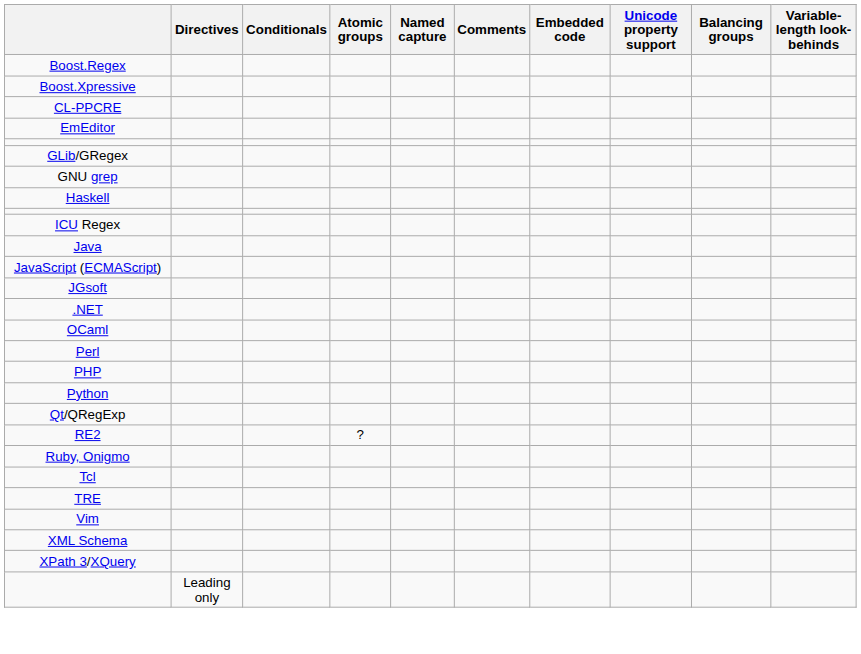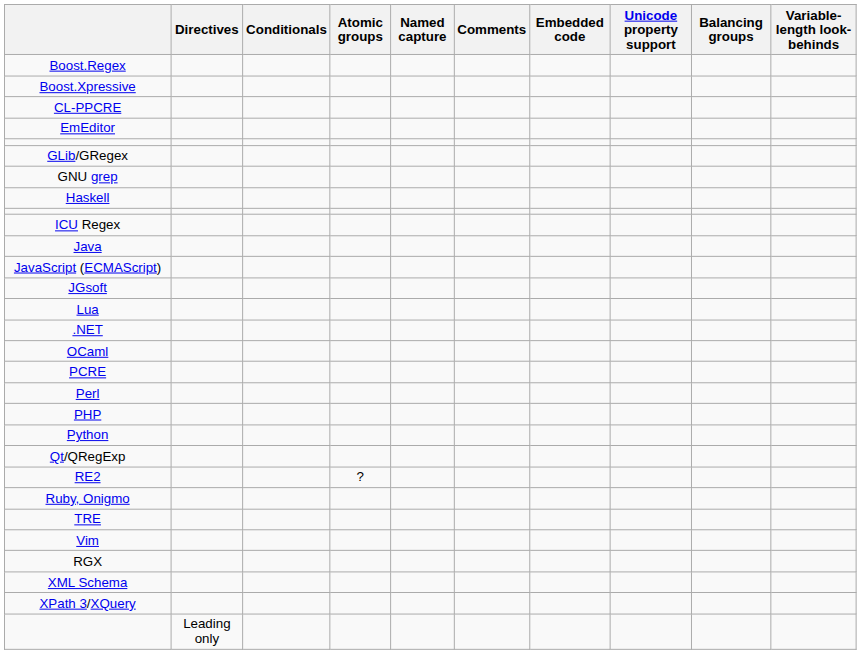+ row: (88, 309)
+ row: (88, 372)
- row: (88, 477)
+ row: (88, 561)
